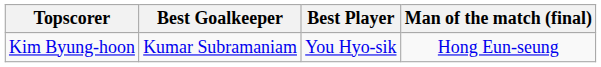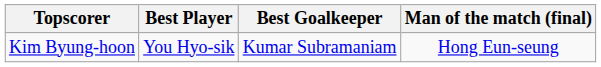columns swapped: (351, 18) <-> (220, 18)
